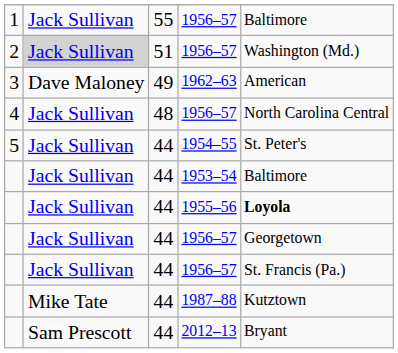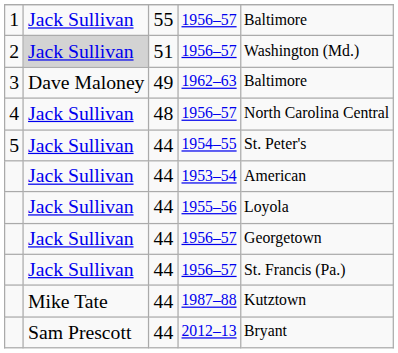(275, 82) American -> (276, 82) Baltimore
(276, 176) Baltimore -> (275, 176) American
(267, 207) bold -> (266, 207) normal
